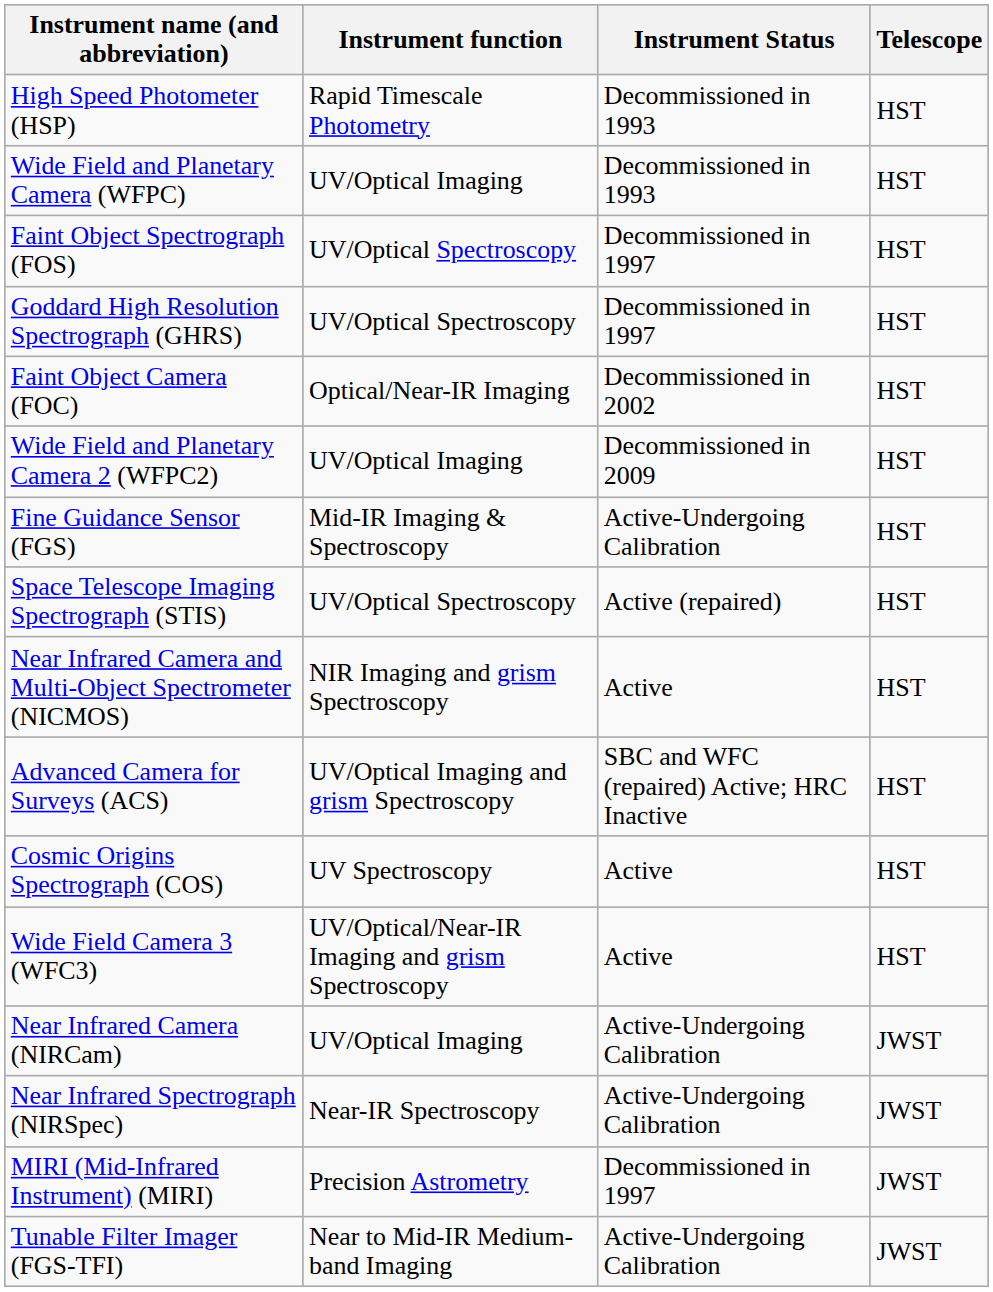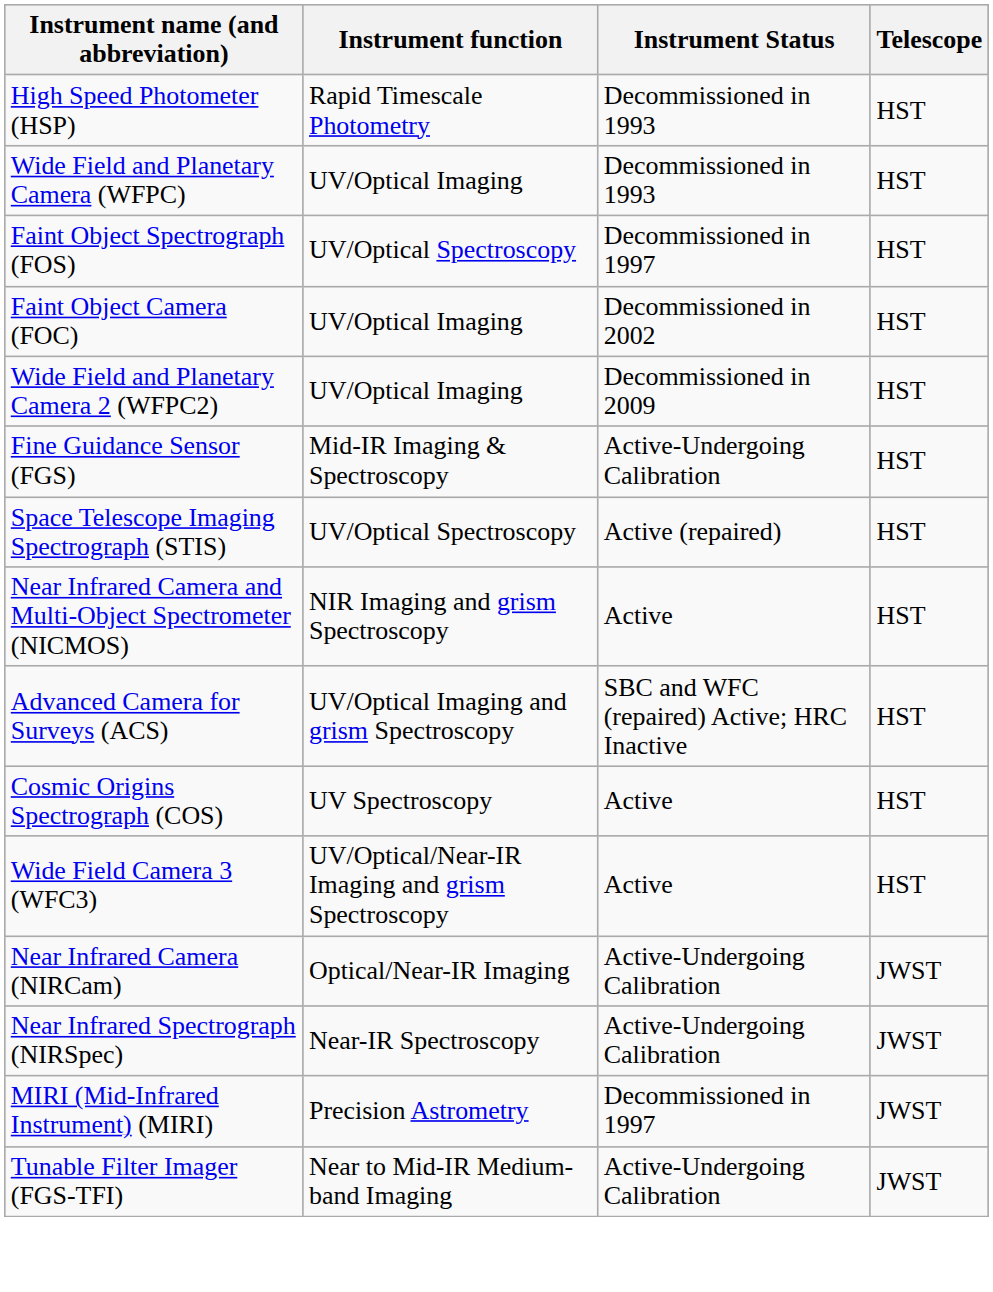- row: (145, 320)
(439, 390) Optical/Near-IR Imaging -> (416, 320) UV/Optical Imaging
(416, 1040) UV/Optical Imaging -> (439, 970) Optical/Near-IR Imaging
